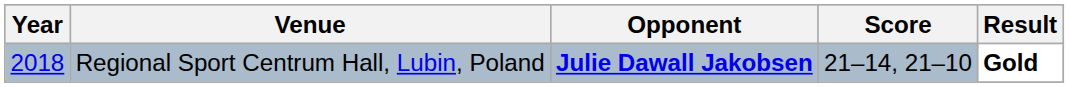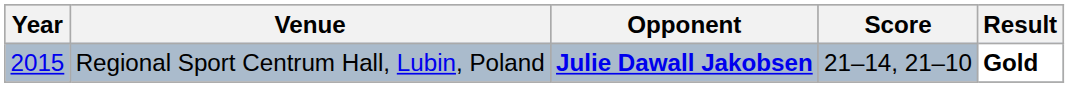(37, 63) 2018 -> (37, 63) 2015
